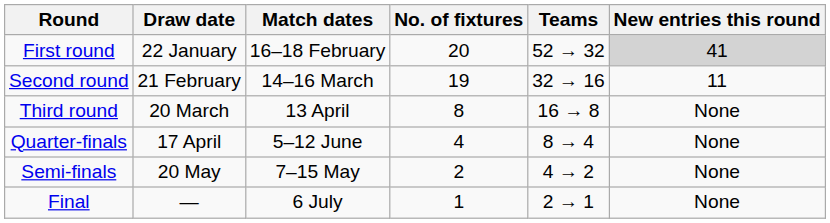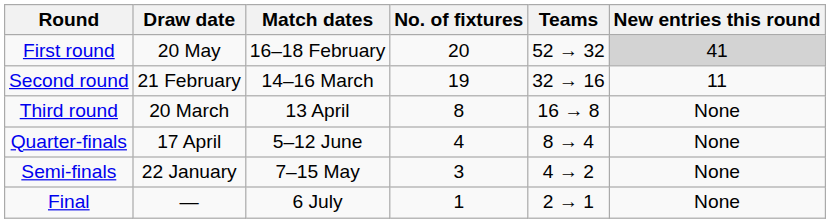(189, 50) 22 January -> (189, 50) 20 May
(189, 171) 20 May -> (189, 171) 22 January
(459, 171) 2 -> (459, 171) 3
